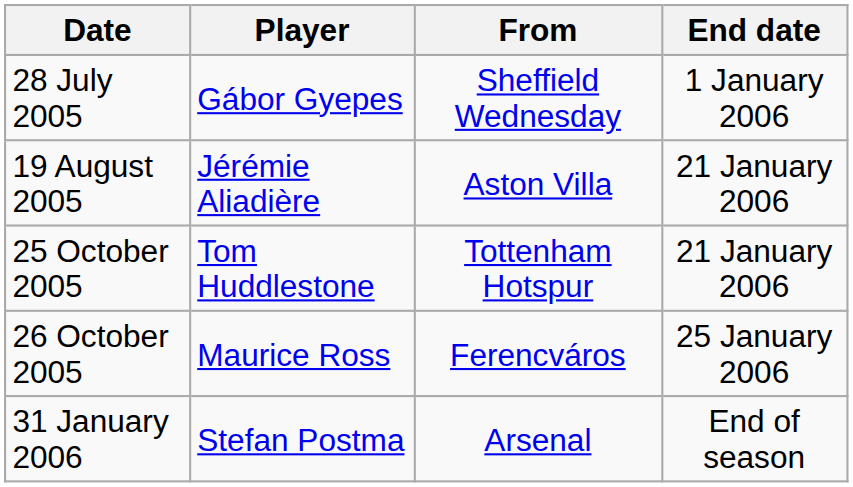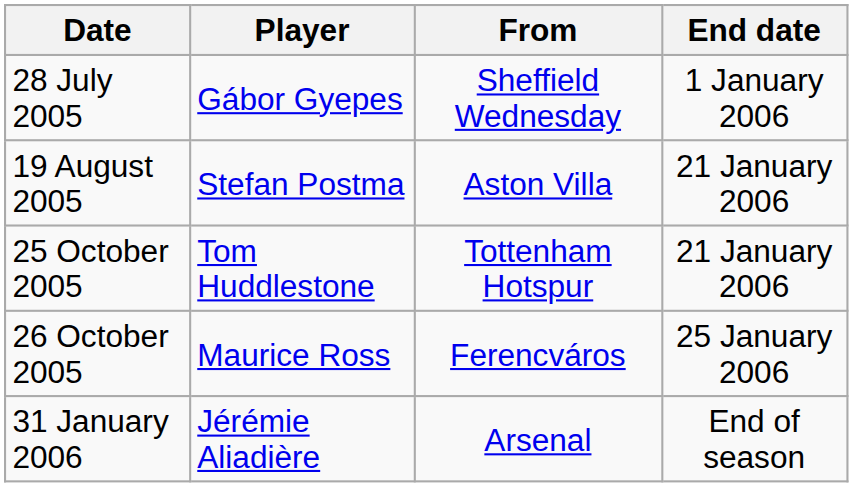(259, 183) Jérémie Aliadière -> (301, 183) Stefan Postma
(301, 440) Stefan Postma -> (259, 440) Jérémie Aliadière
